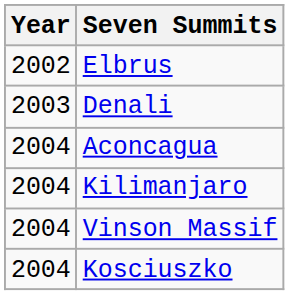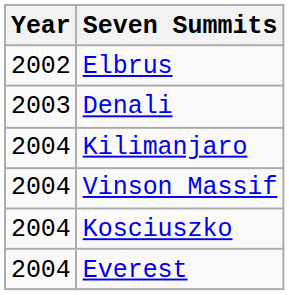- row: (150, 147)
+ row: (135, 269)
